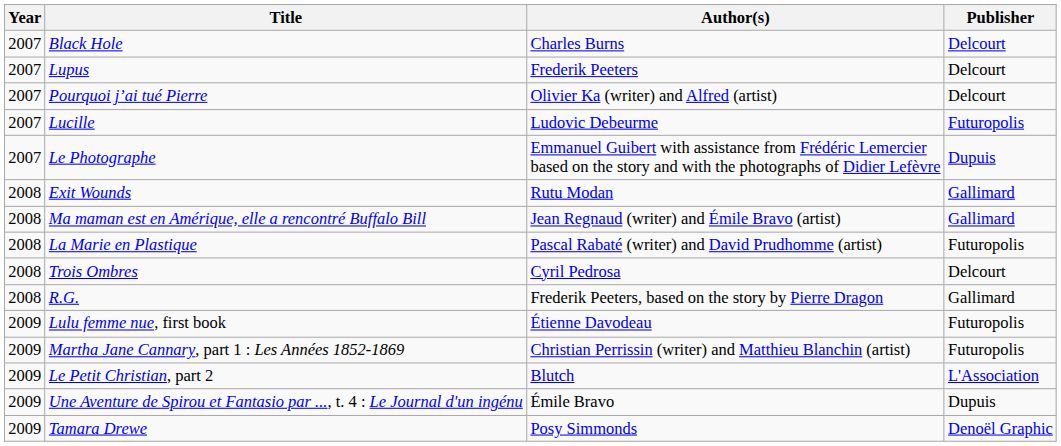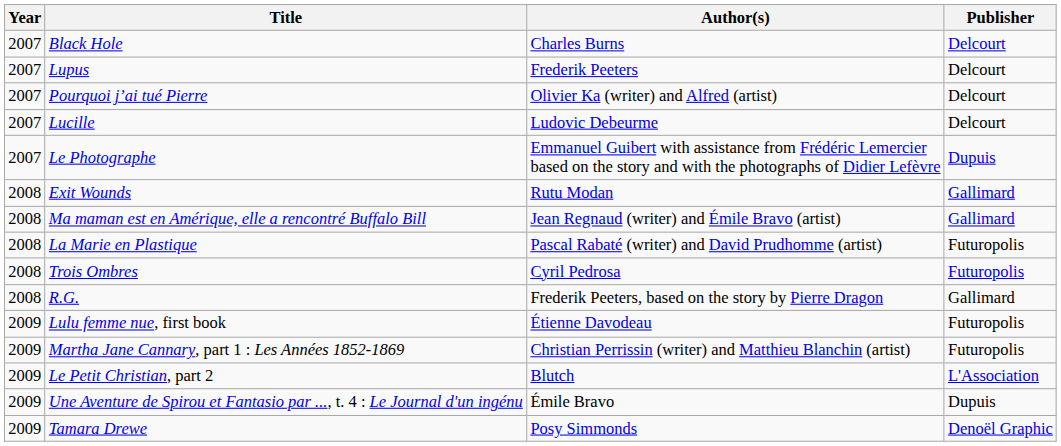(986, 122) Futuropolis -> (977, 122) Delcourt
(977, 271) Delcourt -> (986, 271) Futuropolis
